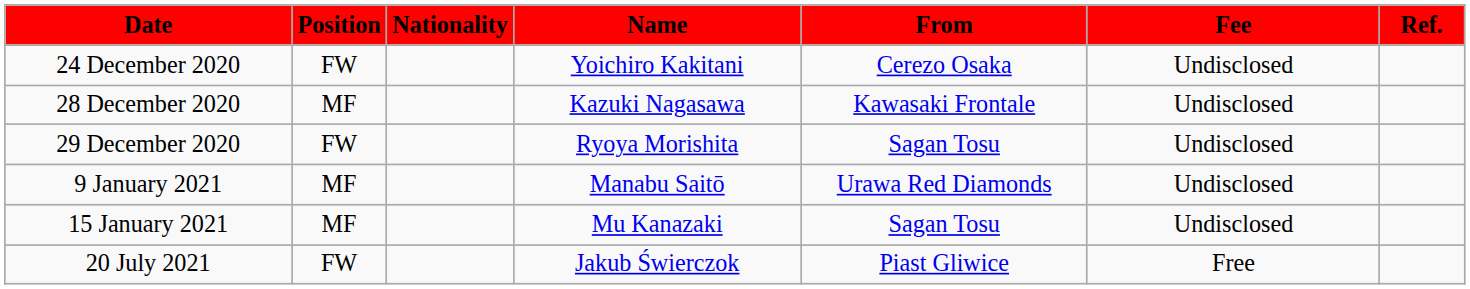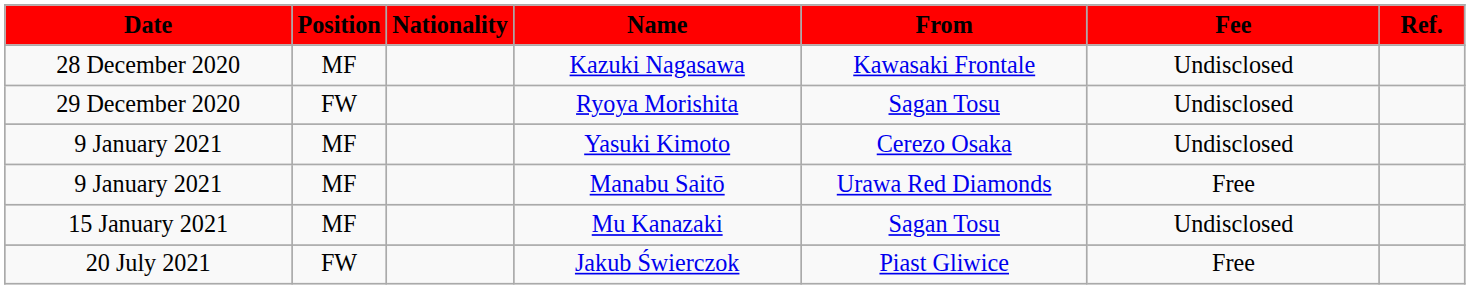- row: (657, 64)
+ row: (657, 144)
(1233, 184) Undisclosed -> (1233, 184) Free
